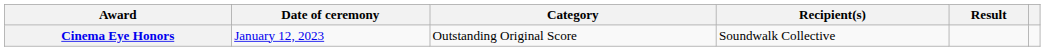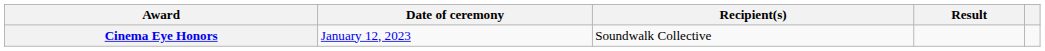- column: (573, 14)
